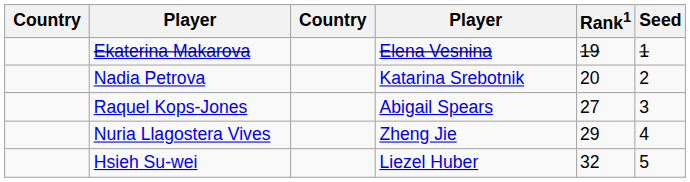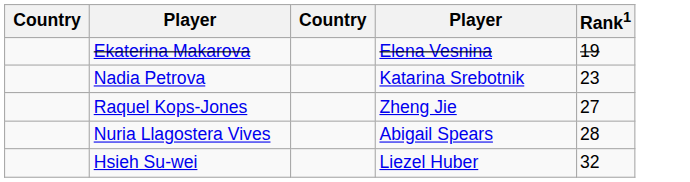- column: (660, 20)
(590, 79) 20 -> (590, 79) 23
(436, 106) Abigail Spears -> (418, 106) Zheng Jie
(418, 134) Zheng Jie -> (436, 134) Abigail Spears
(590, 134) 29 -> (590, 134) 28
